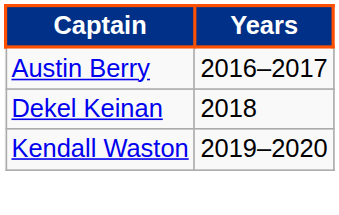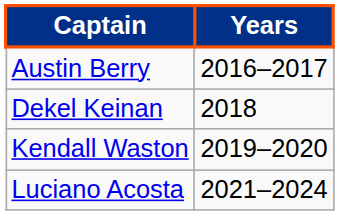+ row: (98, 189)
